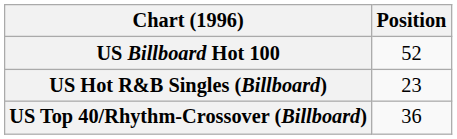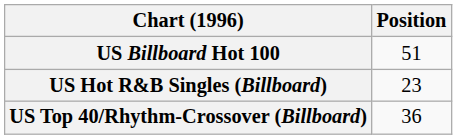(411, 52) 52 -> (411, 52) 51
